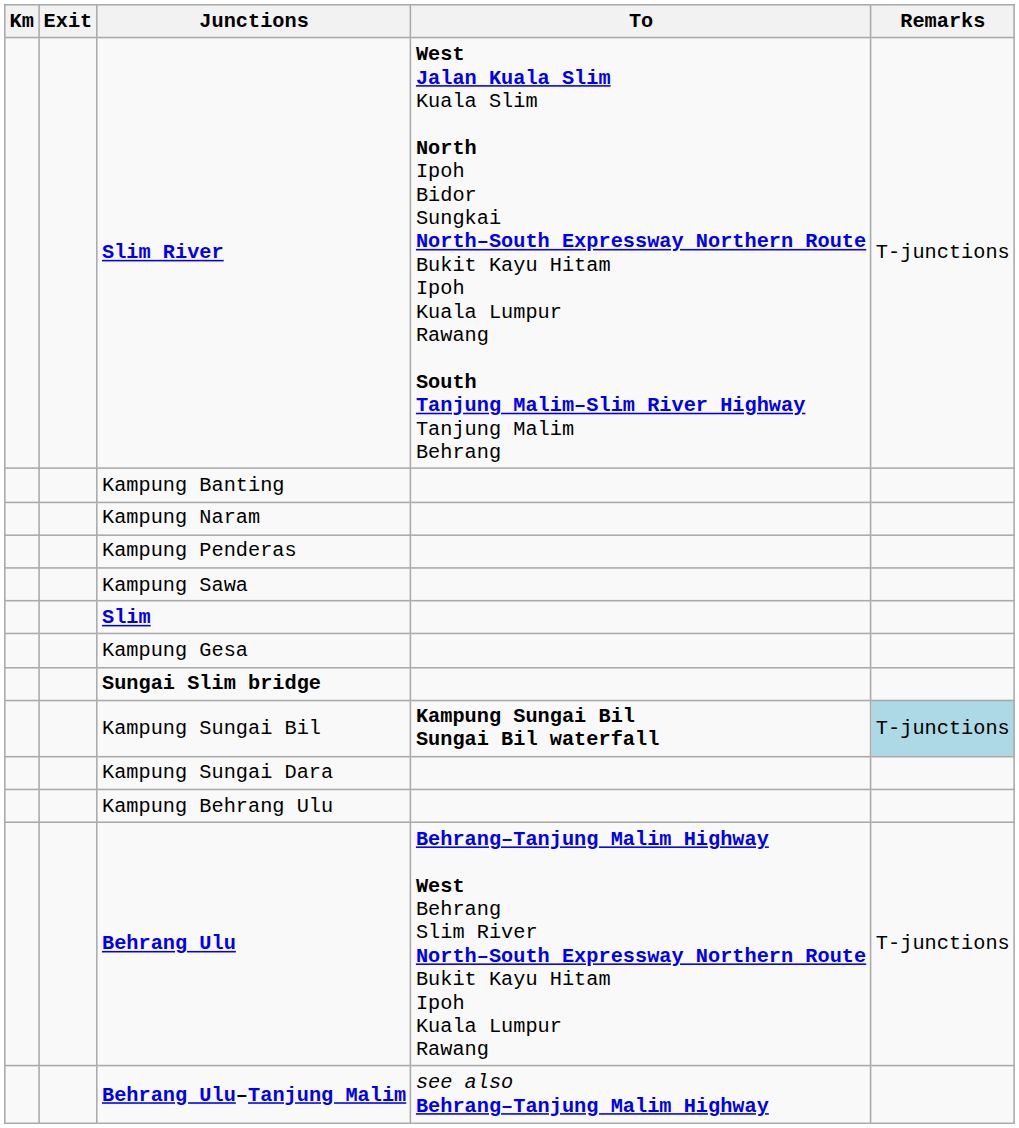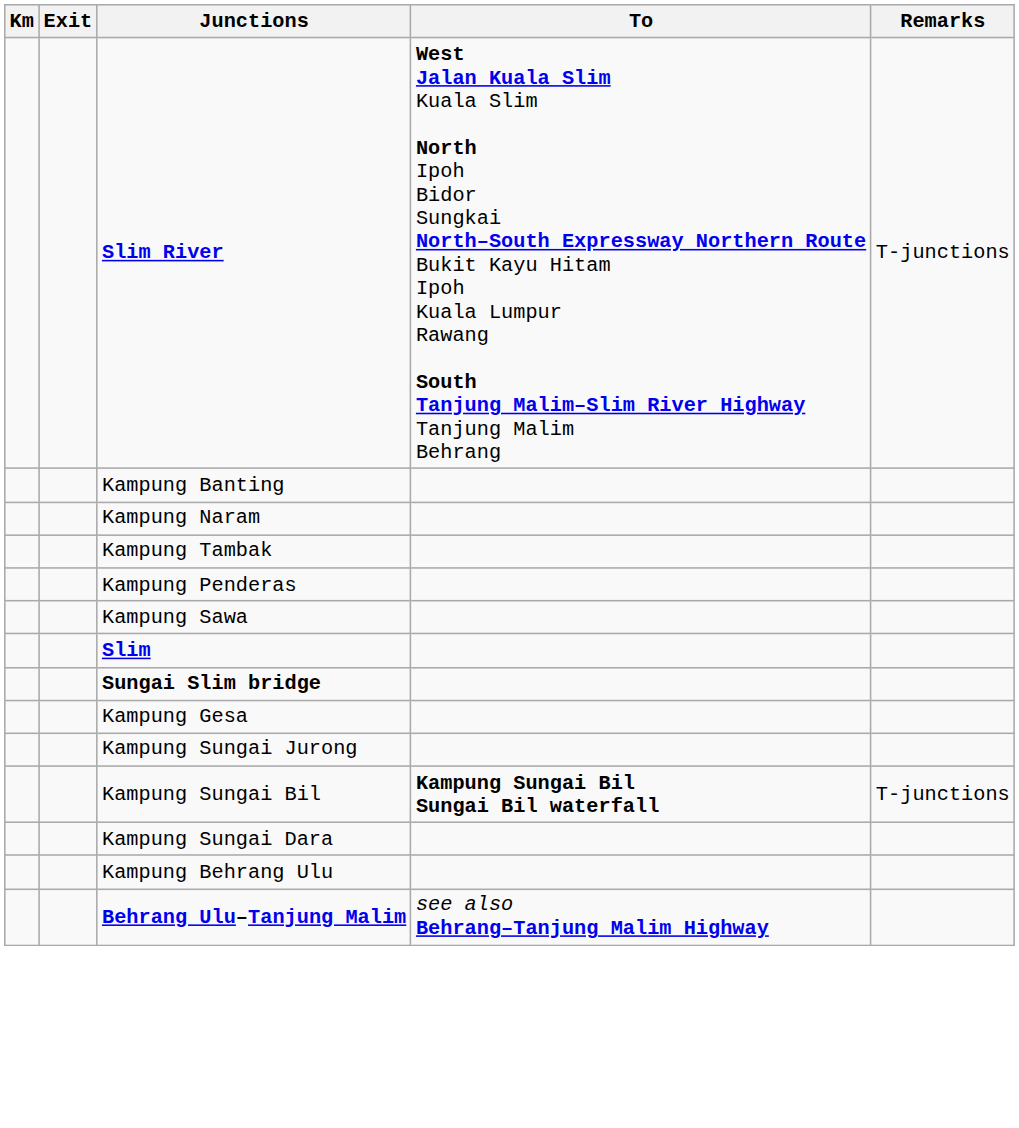+ row: (187, 551)
rows swapped: (212, 684) <-> (175, 650)
+ row: (230, 750)
(943, 728) lightblue background -> (943, 794) no background
- row: (169, 944)
